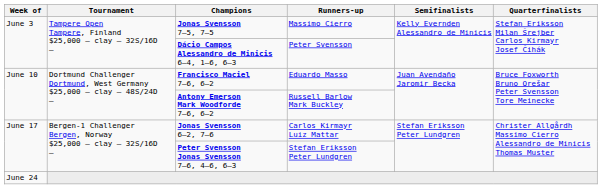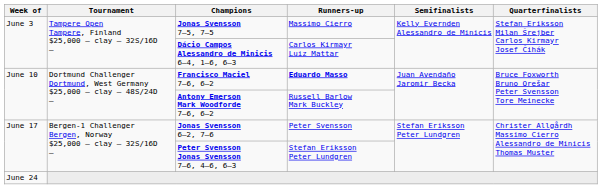(320, 45) Peter Svensson -> (320, 49) Carlos Kirmayr Luiz Mattar
(318, 75) normal -> (318, 75) bold
(320, 131) Carlos Kirmayr Luiz Mattar -> (320, 126) Peter Svensson
